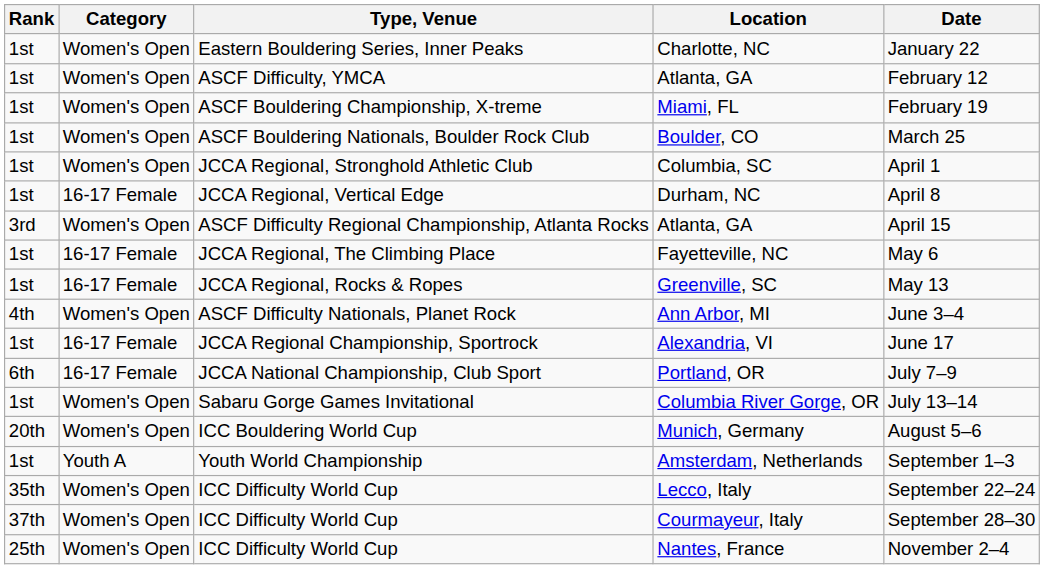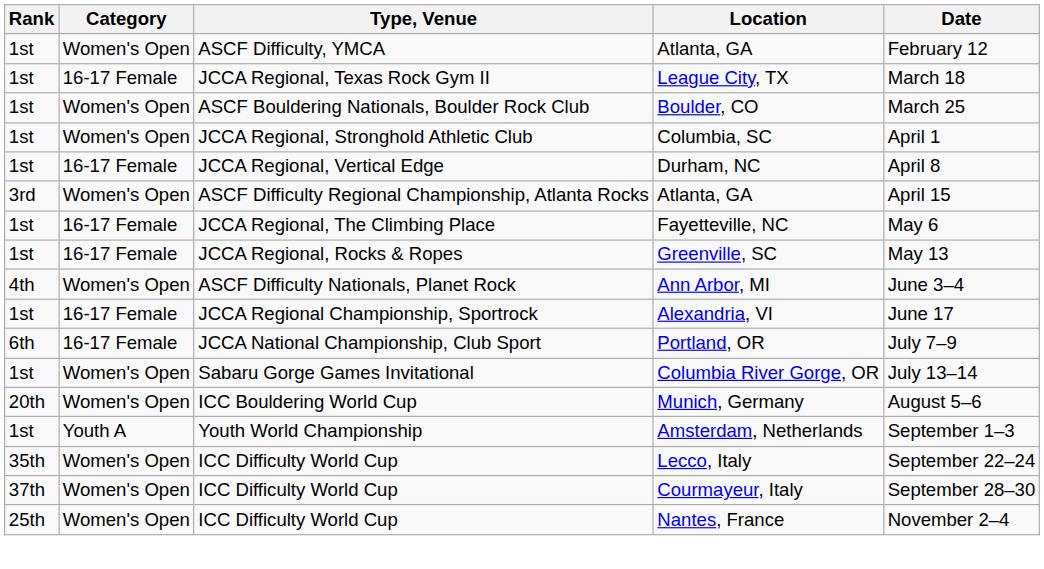- row: (361, 48)
- row: (370, 107)
+ row: (344, 78)
